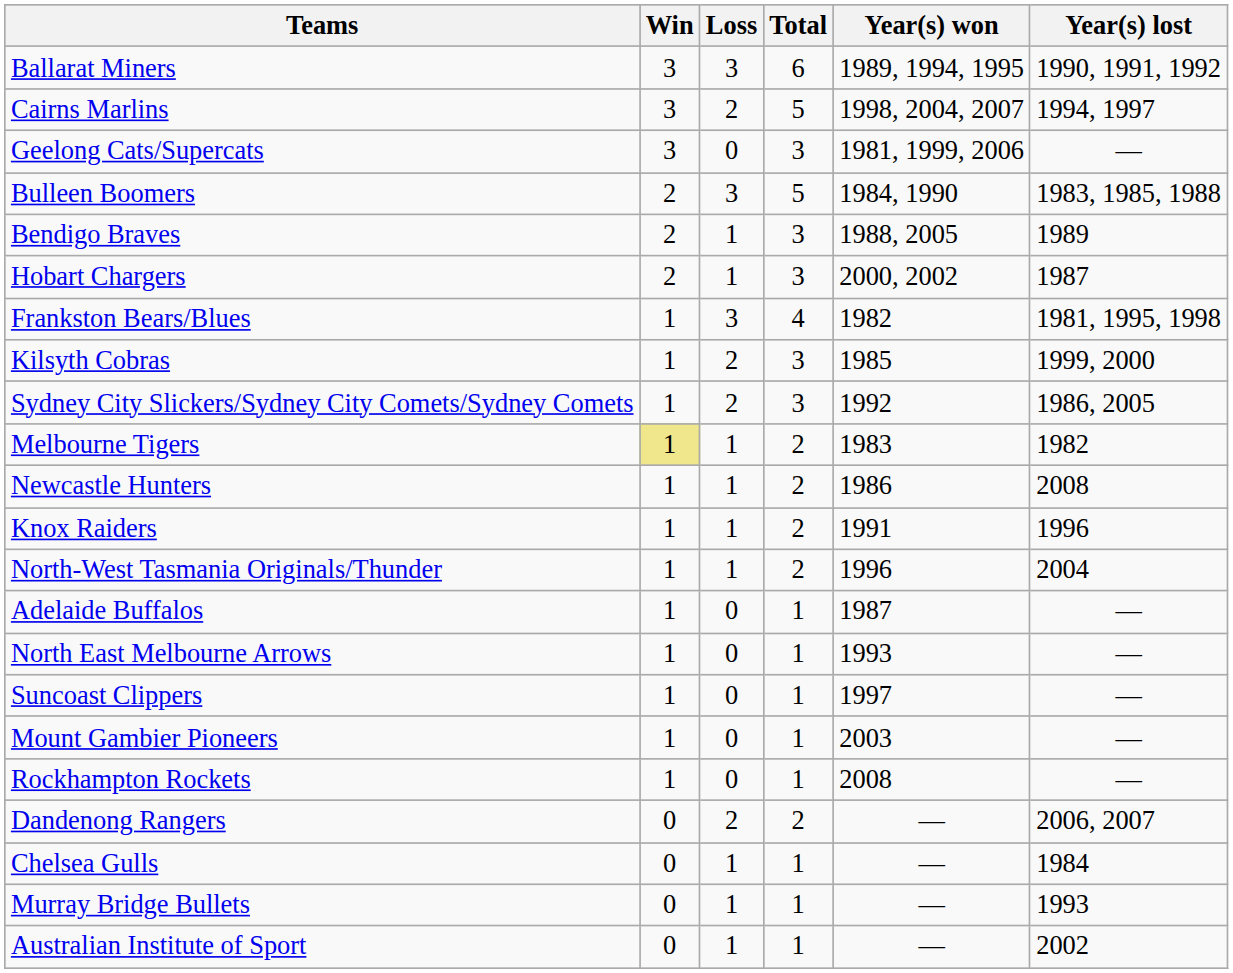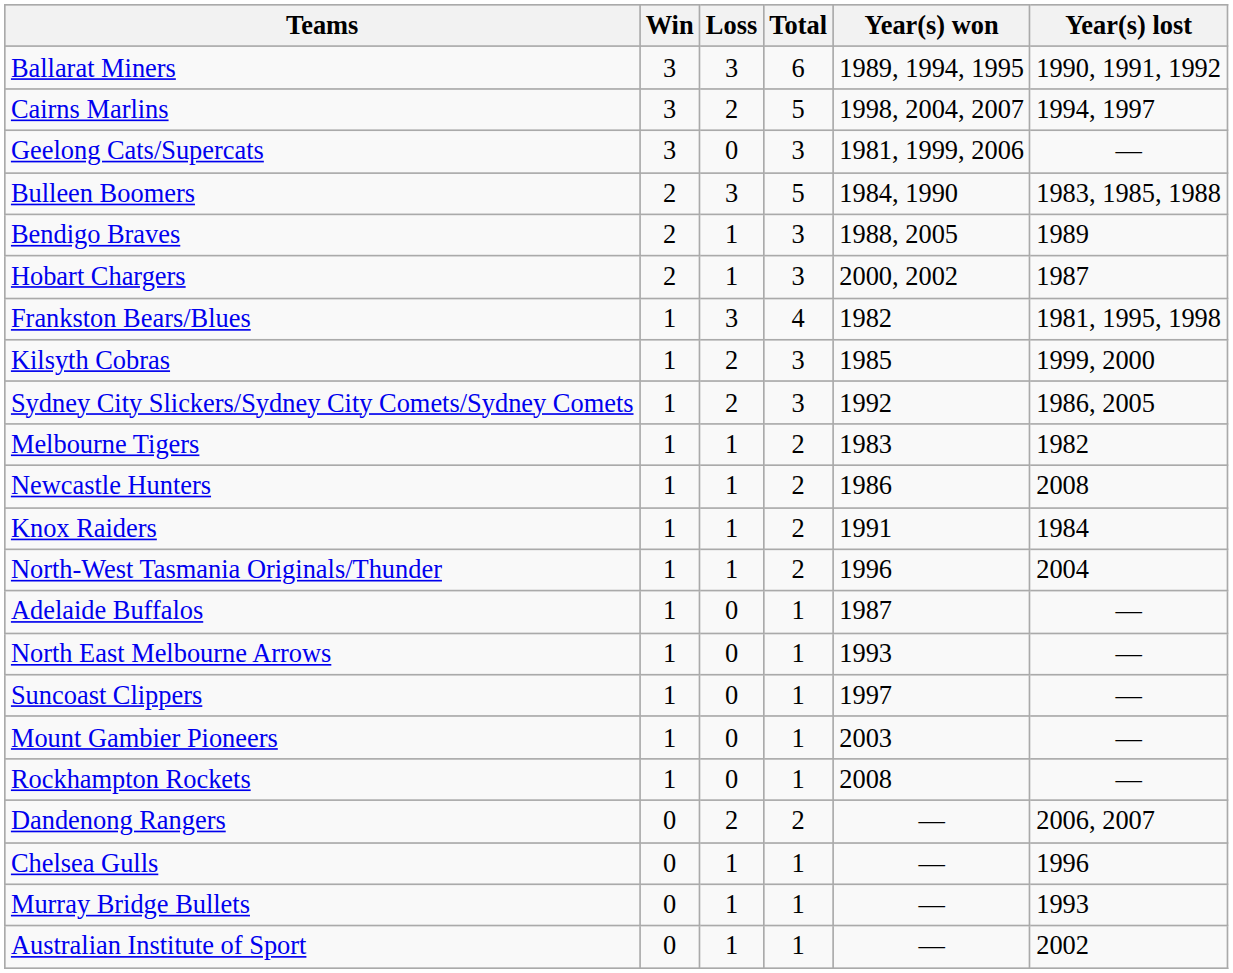(670, 444) khaki background -> (670, 444) no background
(1063, 527) 1996 -> (1063, 527) 1984
(1063, 862) 1984 -> (1063, 862) 1996
